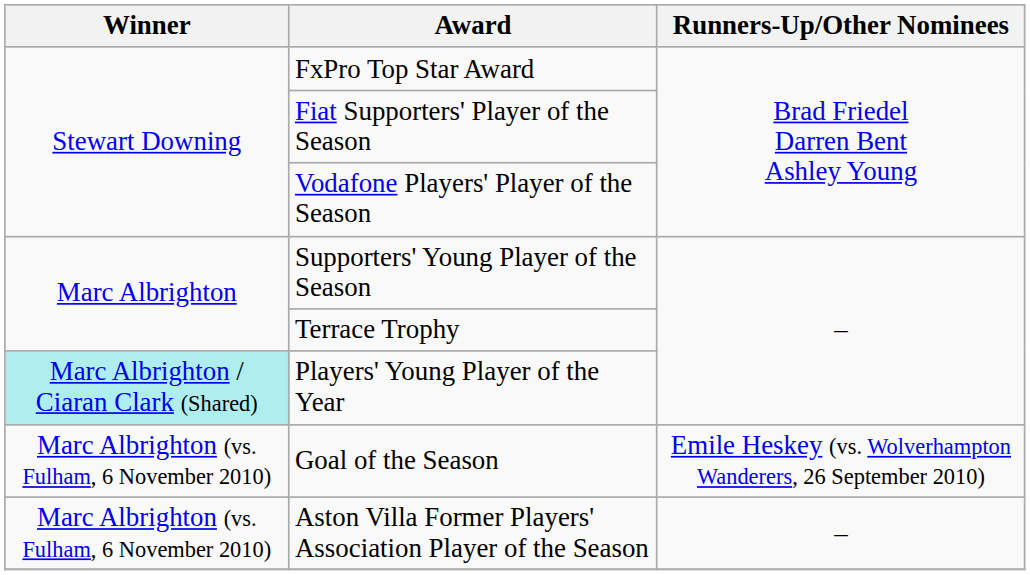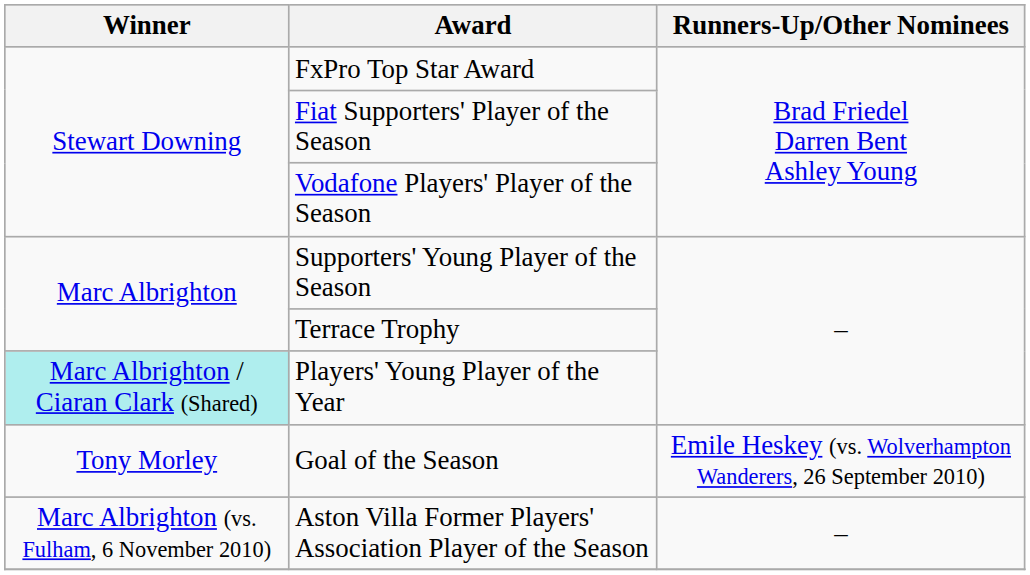(147, 460) Marc Albrighton (vs. Fulham, 6 November 2010) -> (147, 460) Tony Morley
